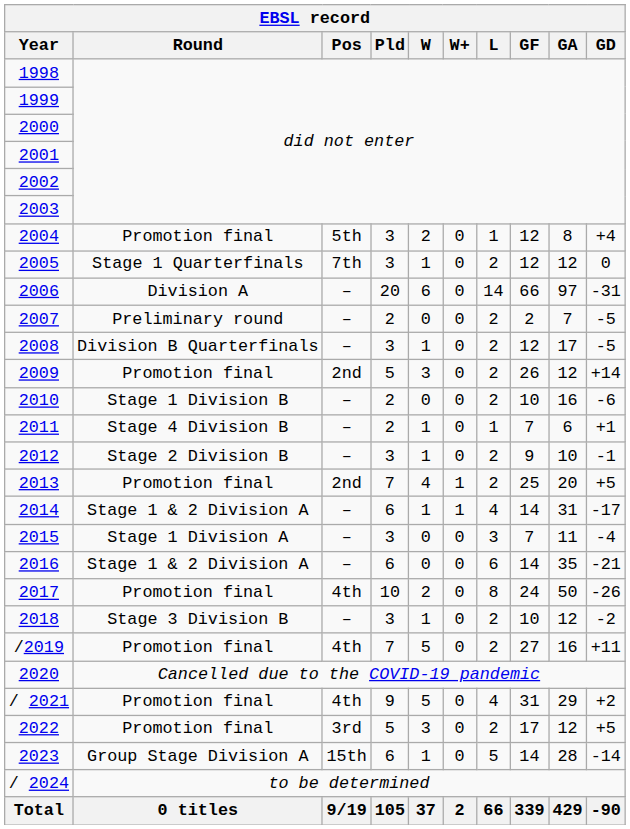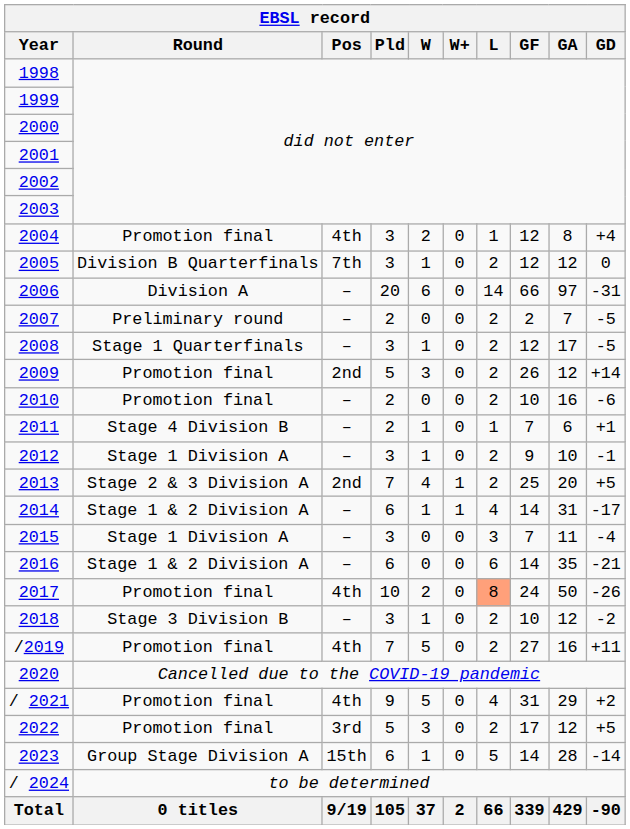(347, 237) 5th -> (347, 237) 4th
(198, 264) Stage 1 Quarterfinals -> (198, 264) Division B Quarterfinals
(198, 346) Division B Quarterfinals -> (198, 346) Stage 1 Quarterfinals
(198, 401) Stage 1 Division B -> (198, 401) Promotion final
(198, 456) Stage 2 Division B -> (198, 456) Stage 1 Division A
(198, 483) Promotion final -> (198, 483) Stage 2 & 3 Division A
(493, 592) no background -> (493, 592) lightsalmon background
